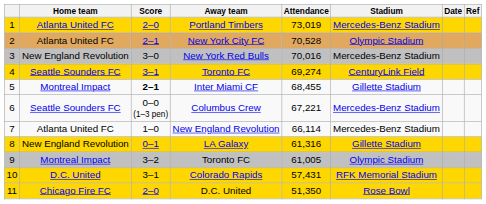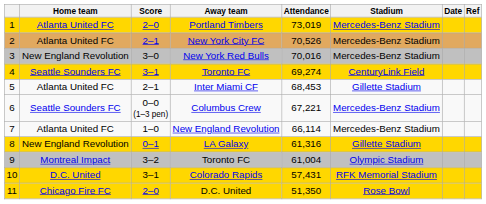(306, 40) 70,528 -> (306, 40) 70,526
(386, 40) Olympic Stadium -> (386, 40) Mercedes-Benz Stadium
(75, 87) Montreal Impact -> (75, 87) Atlanta United FC
(151, 87) bold -> (151, 87) normal
(306, 87) 68,455 -> (306, 87) 68,453
(306, 160) 61,005 -> (306, 160) 61,004
